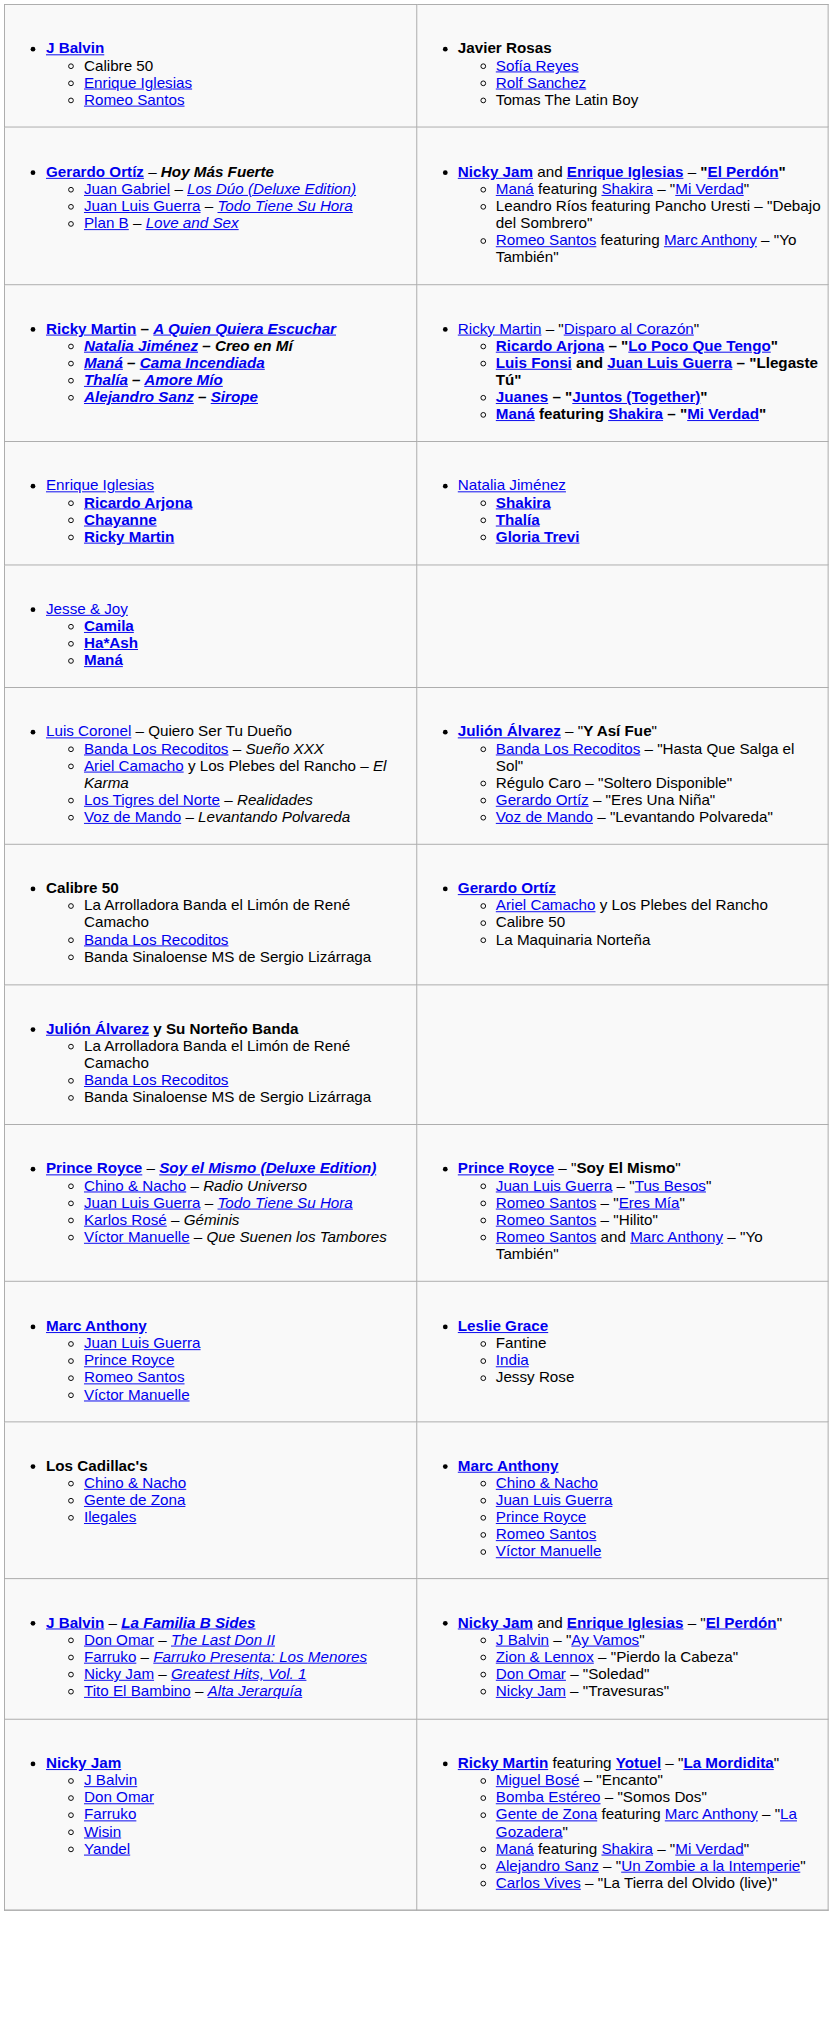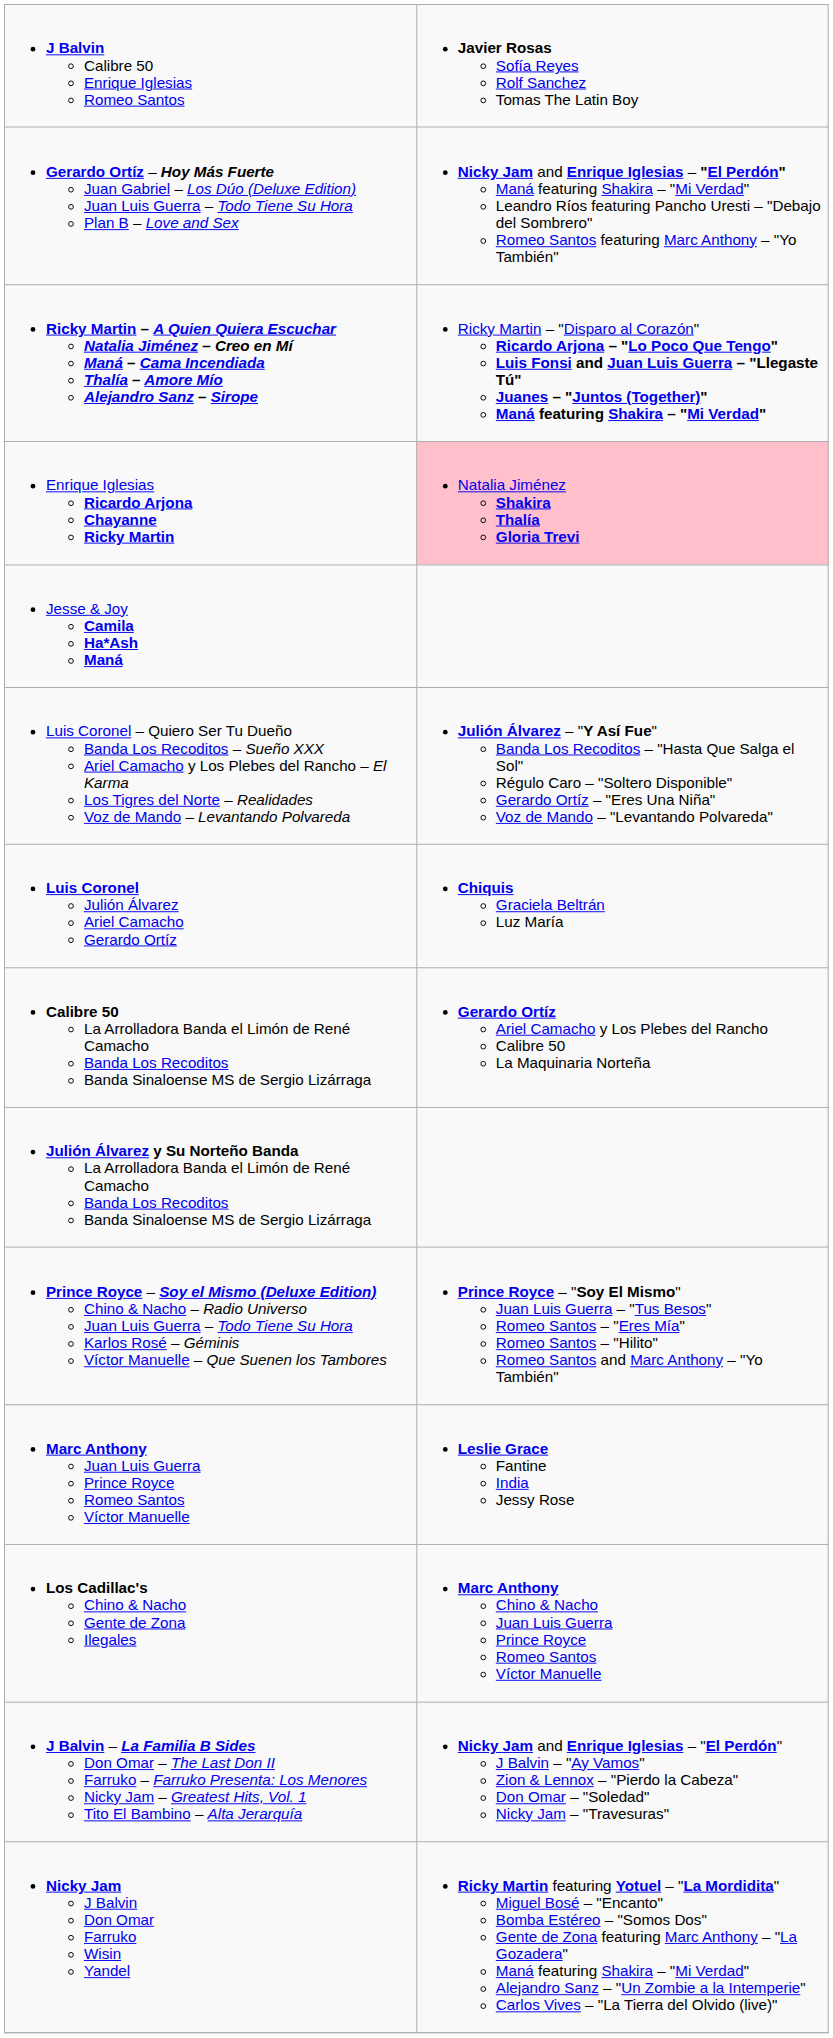(622, 512) no background -> (622, 512) pink background
+ row: (210, 915)
